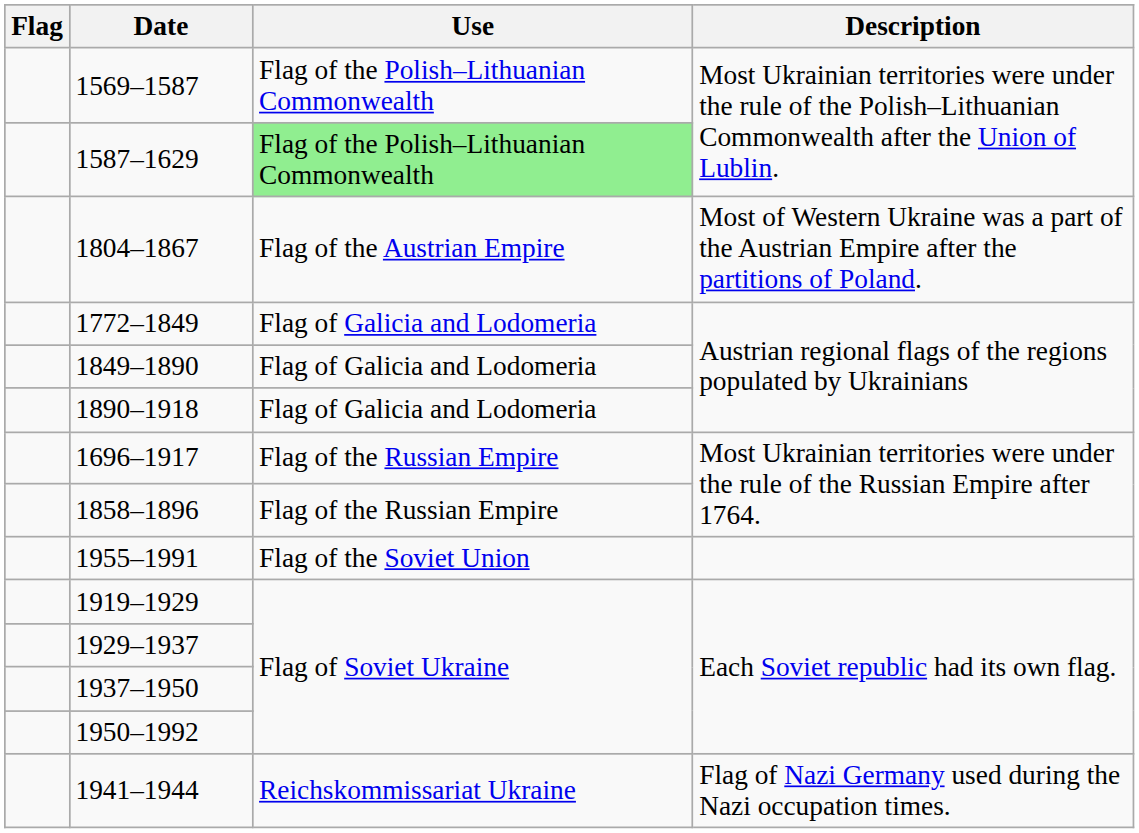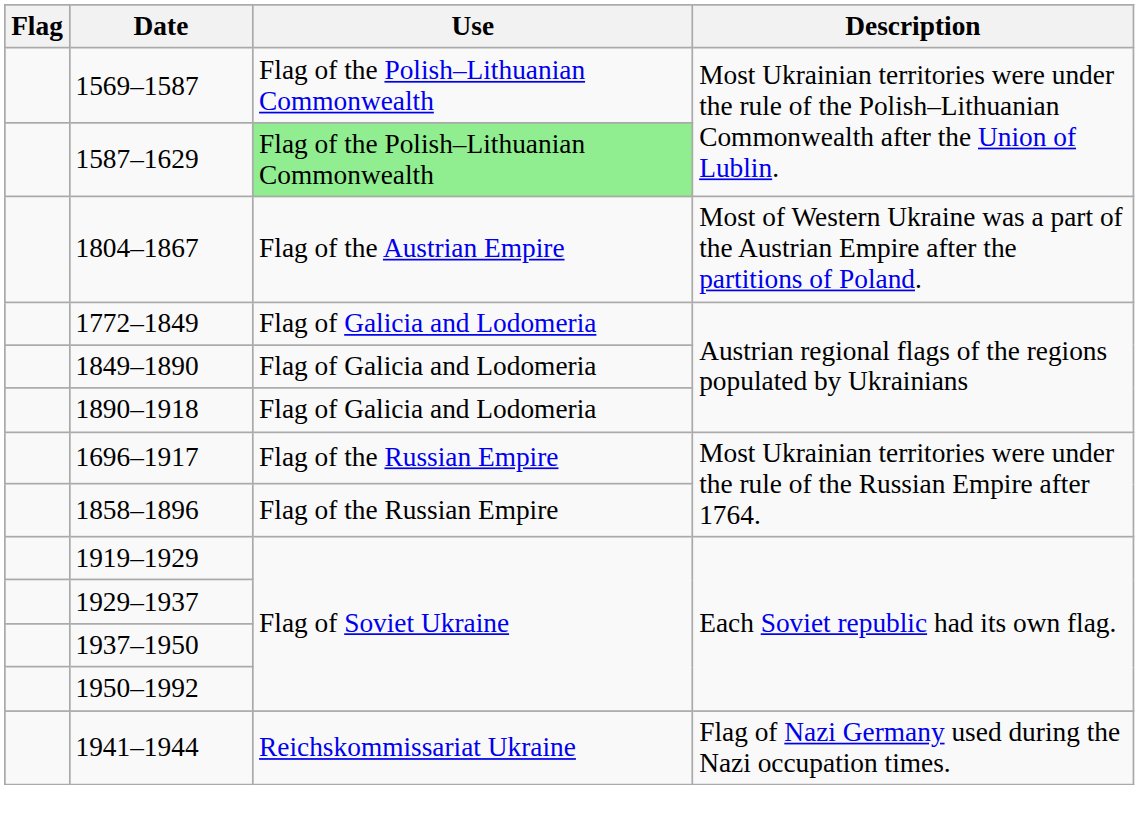- row: (137, 558)
